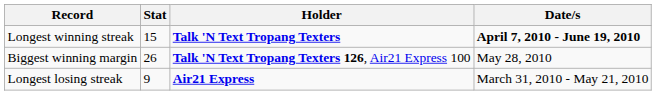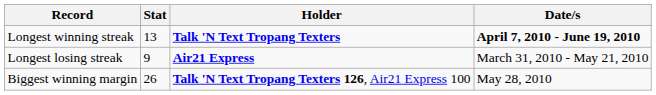(150, 36) 15 -> (150, 36) 13
rows swapped: (65, 79) <-> (72, 57)
